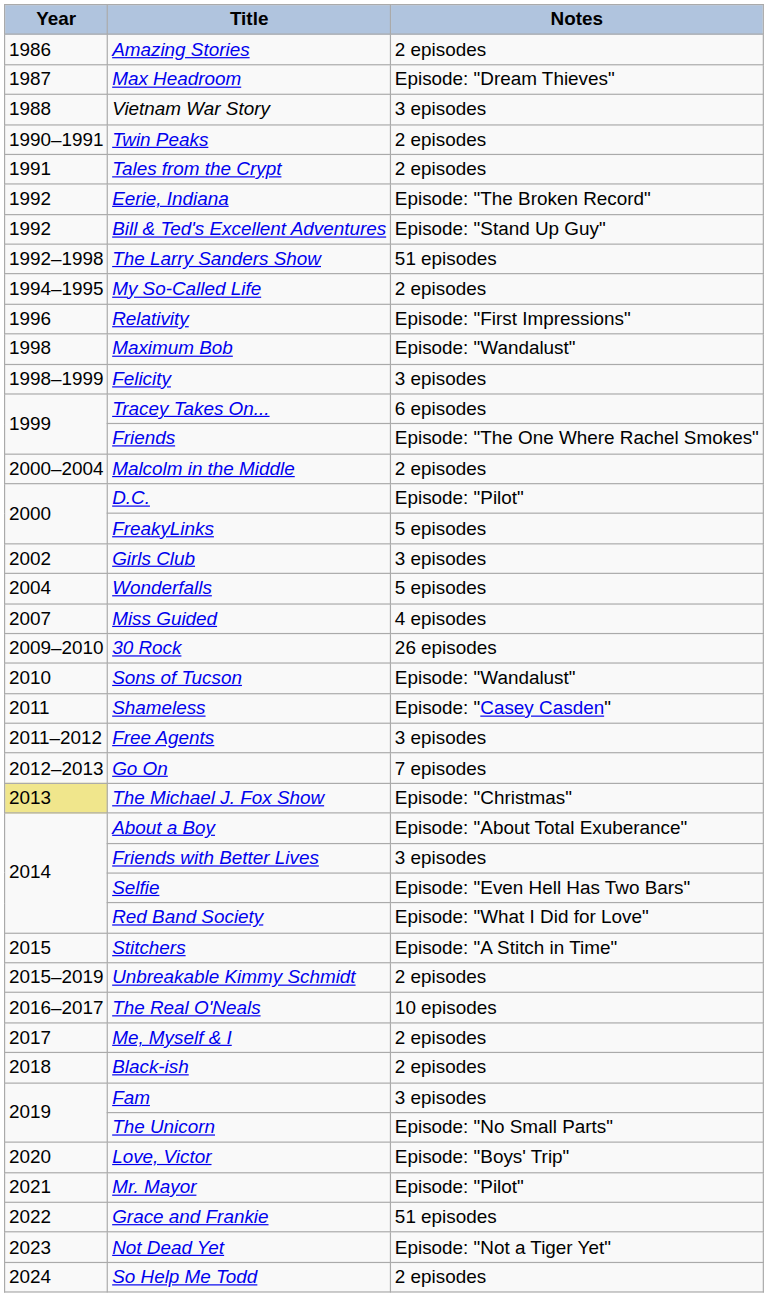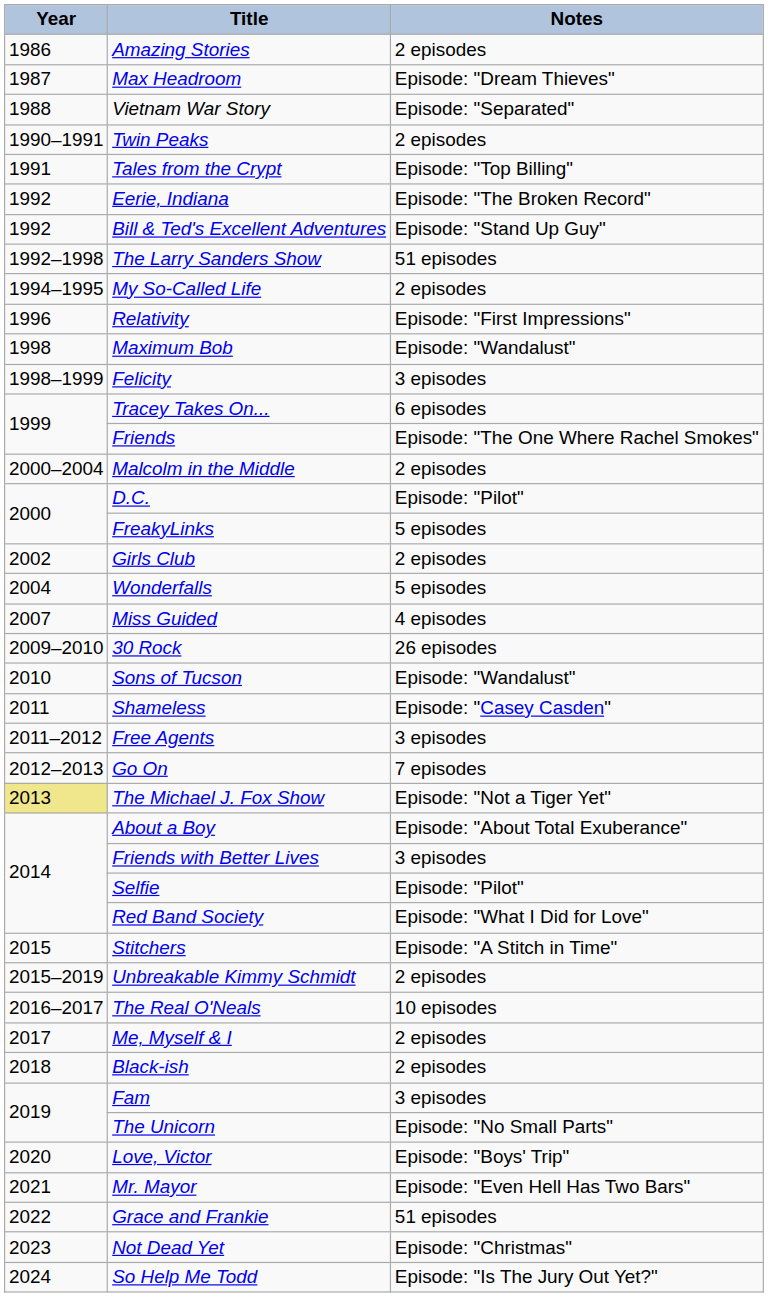(441, 109) 3 episodes -> (484, 109) Episode: "Separated"
(441, 169) 2 episodes -> (484, 169) Episode: "Top Billing"
(441, 558) 3 episodes -> (441, 558) 2 episodes
(483, 797) Episode: "Christmas" -> (503, 797) Episode: "Not a Tiger Yet"
(543, 887) Episode: "Even Hell Has Two Bars" -> (459, 887) Episode: "Pilot"
(459, 1187) Episode: "Pilot" -> (543, 1187) Episode: "Even Hell Has Two Bars"
(503, 1247) Episode: "Not a Tiger Yet" -> (483, 1247) Episode: "Christmas"
(441, 1277) 2 episodes -> (526, 1277) Episode: "Is The Jury Out Yet?"
